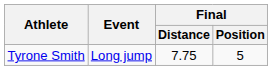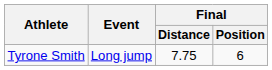(240, 55) 5 -> (240, 55) 6
